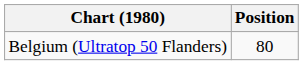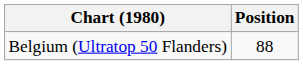(265, 45) 80 -> (265, 45) 88
